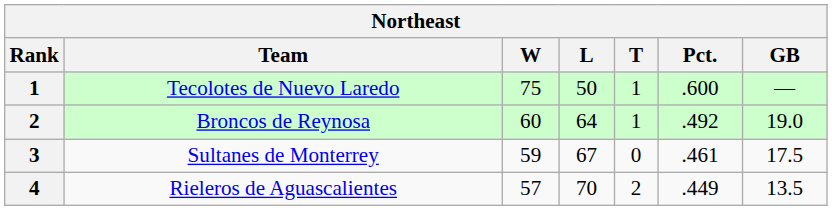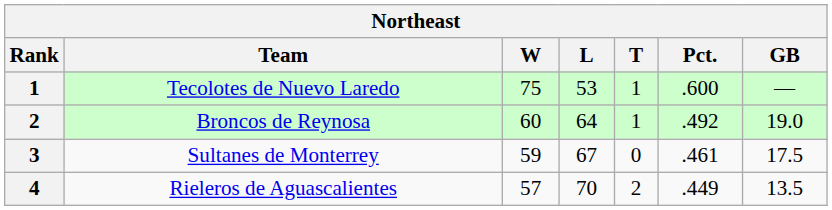(587, 88) 50 -> (587, 88) 53
